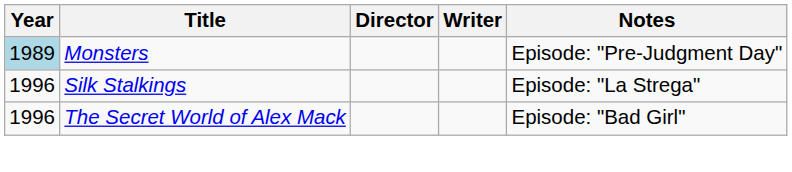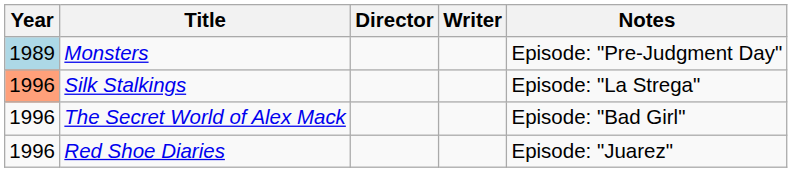(32, 85) no background -> (32, 85) lightsalmon background
+ row: (145, 150)
